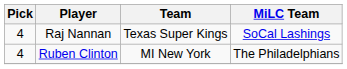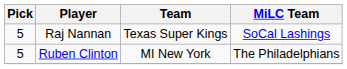(20, 34) 4 -> (20, 34) 5
(20, 53) 4 -> (20, 53) 5
